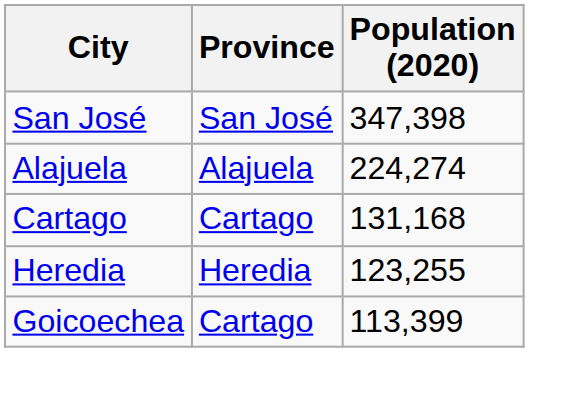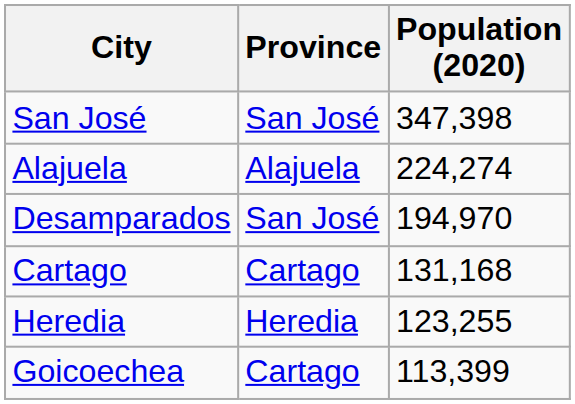+ row: (121, 219)
